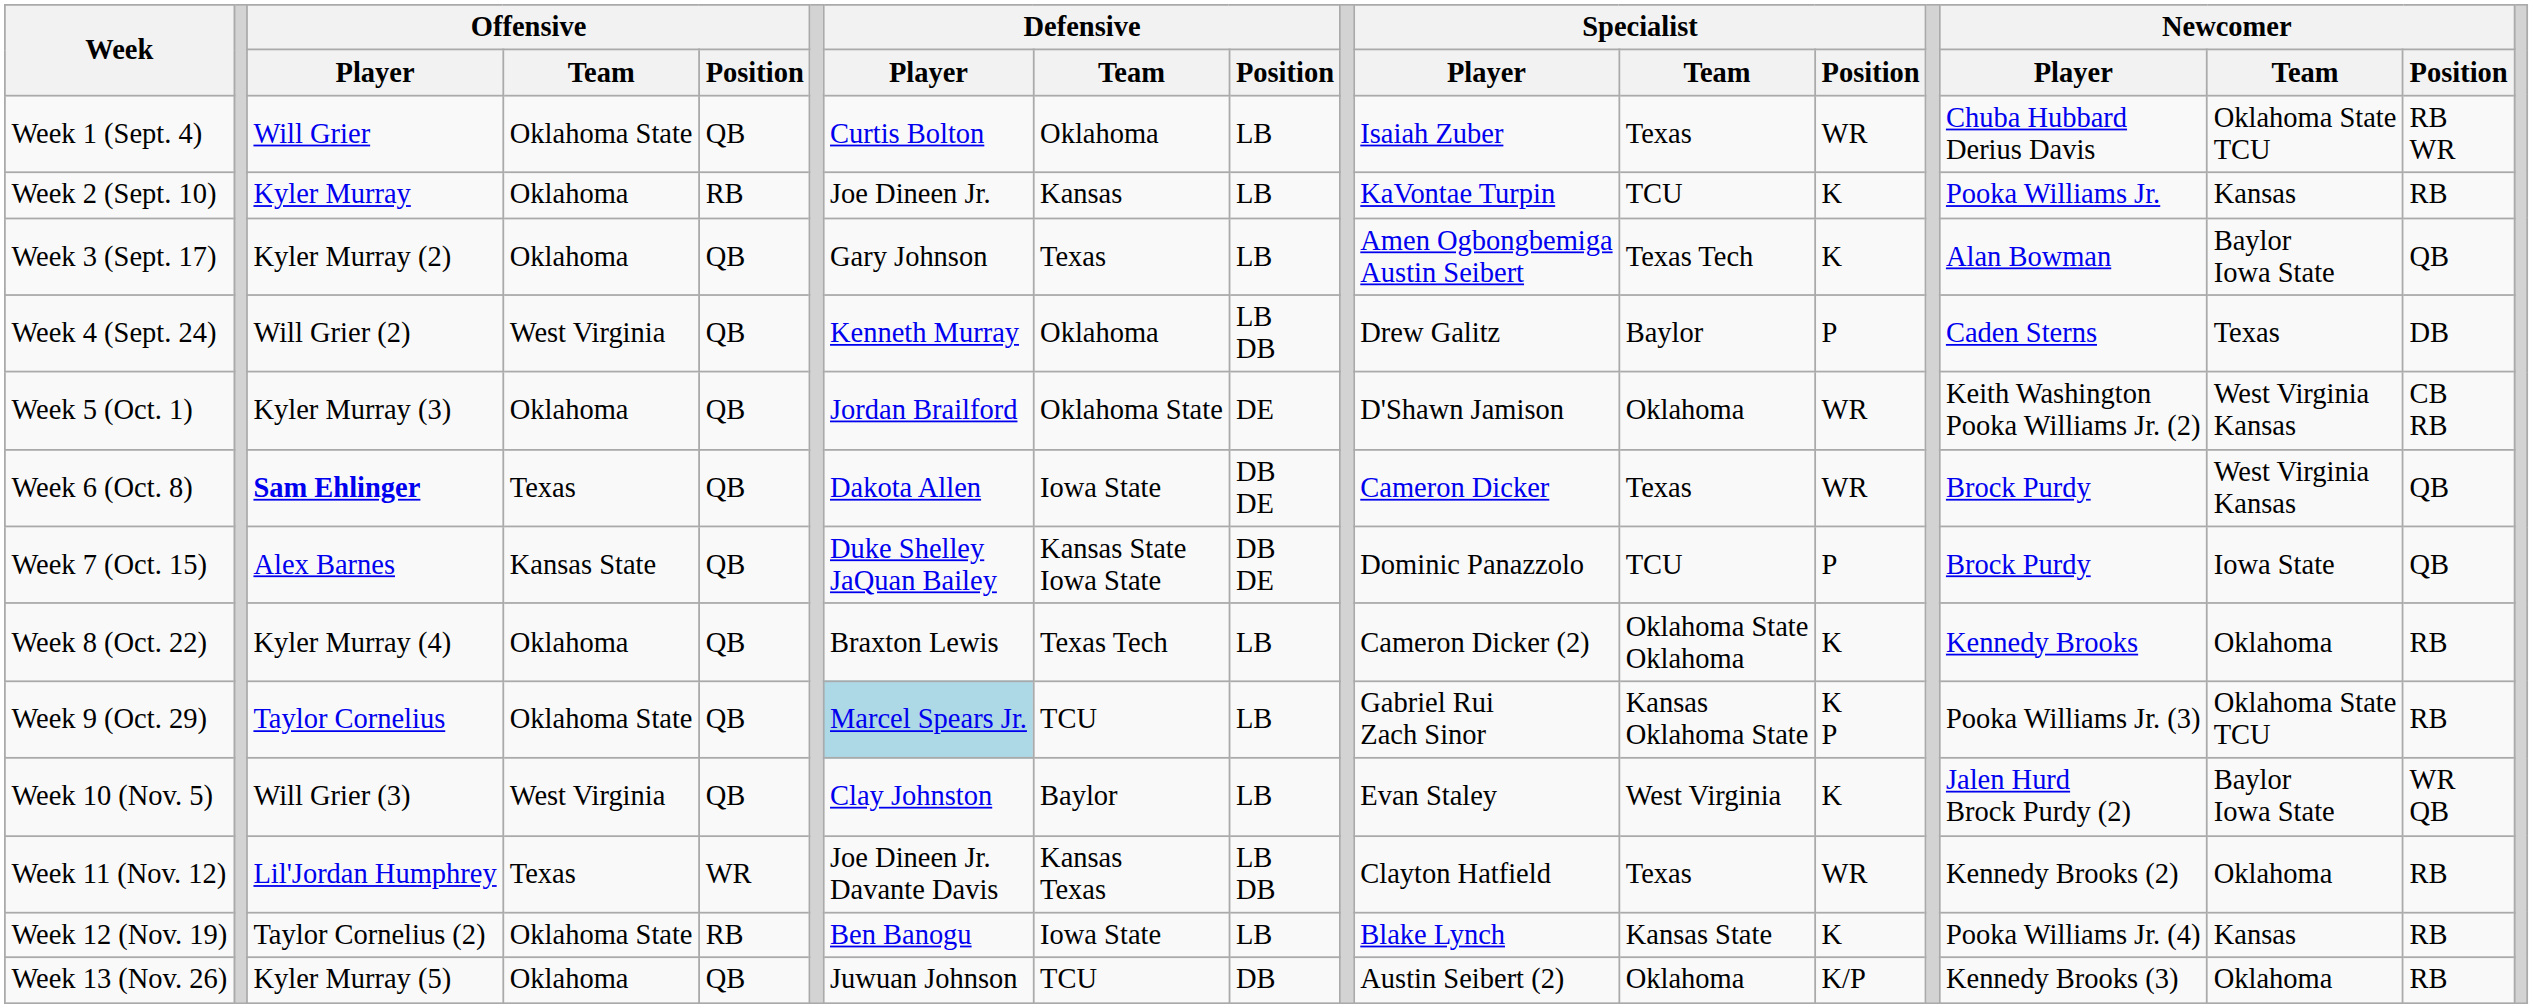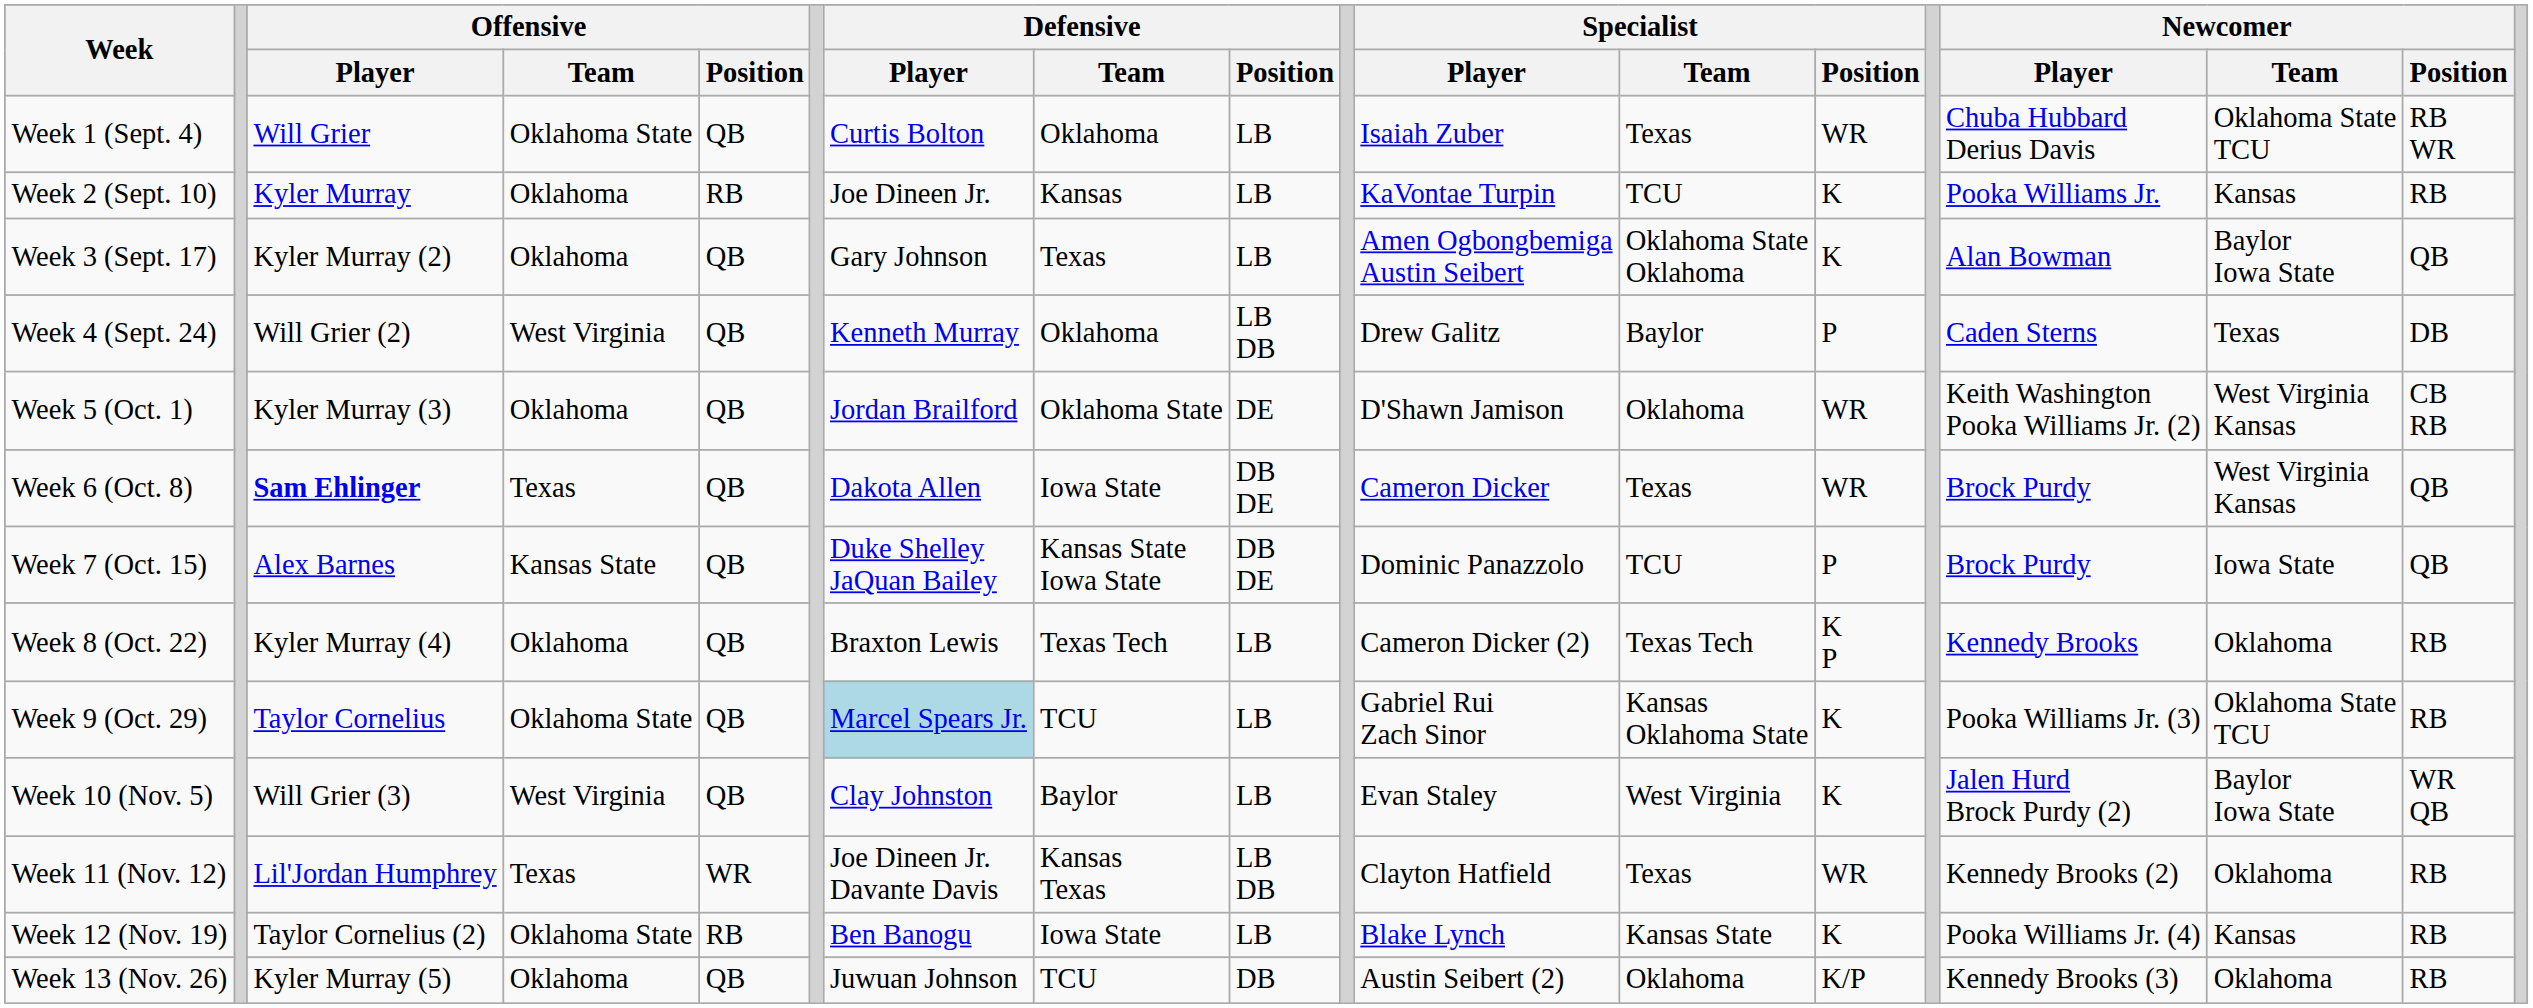(1689, 255) Texas Tech -> (1717, 255) Oklahoma State Oklahoma
(1717, 641) Oklahoma State Oklahoma -> (1689, 641) Texas Tech
(1832, 641) K -> (1832, 641) K P
(1832, 719) K P -> (1832, 719) K
